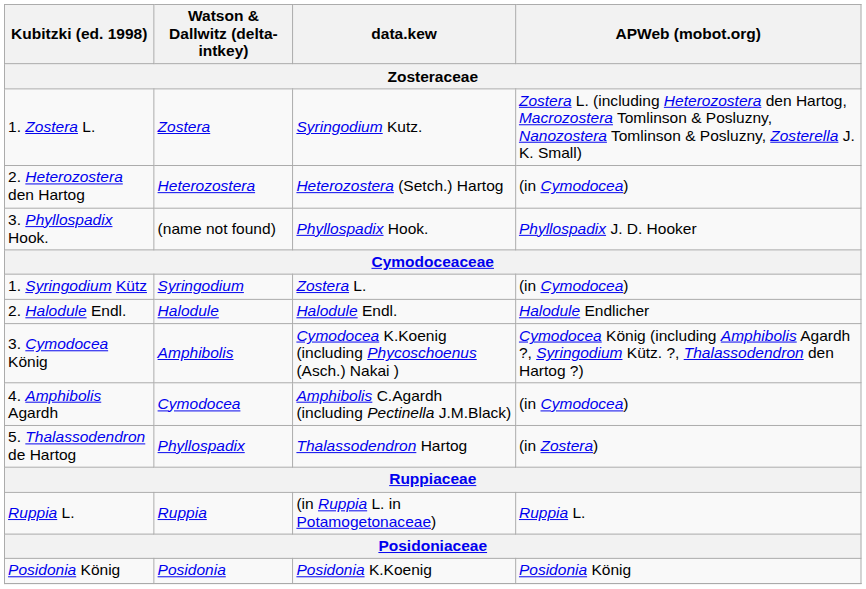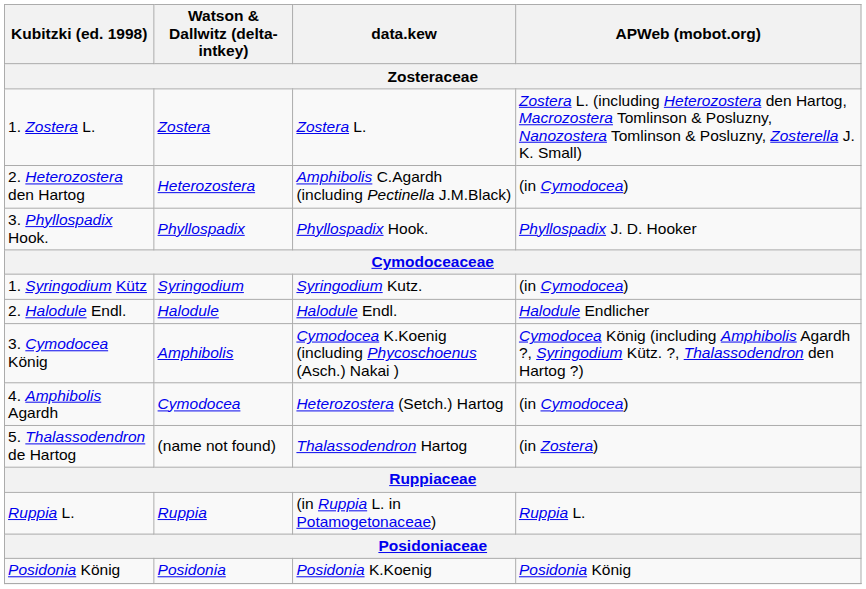(359, 127) Syringodium Kutz. -> (331, 127) Zostera L.
(400, 186) Heterozostera (Setch.) Hartog -> (404, 186) Amphibolis C.Agardh (including Pectinella J.M.Black)
(217, 228) (name not found) -> (201, 228) Phyllospadix
(331, 286) Zostera L. -> (359, 286) Syringodium Kutz.
(404, 404) Amphibolis C.Agardh (including Pectinella J.M.Black) -> (400, 404) Heterozostera (Setch.) Hartog
(201, 446) Phyllospadix -> (217, 446) (name not found)
